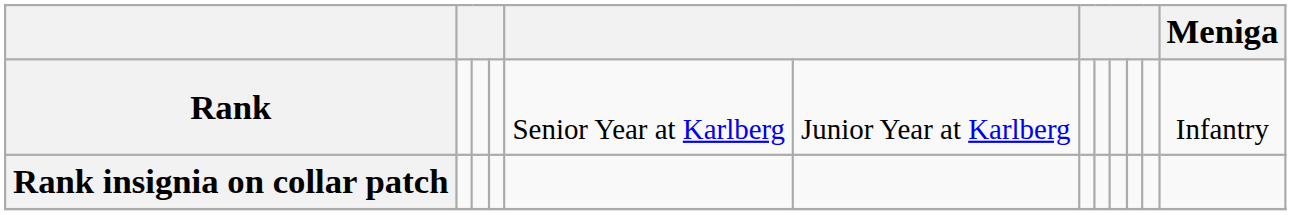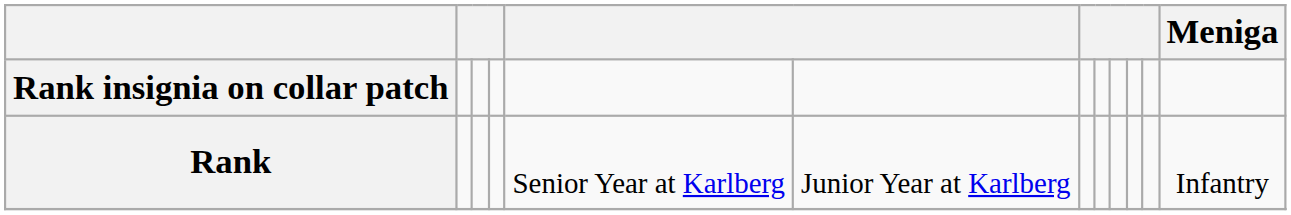rows swapped: (231, 181) <-> (231, 106)
